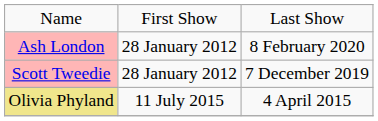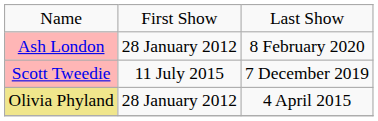(179, 73) 28 January 2012 -> (179, 73) 11 July 2015
(179, 101) 11 July 2015 -> (179, 101) 28 January 2012
